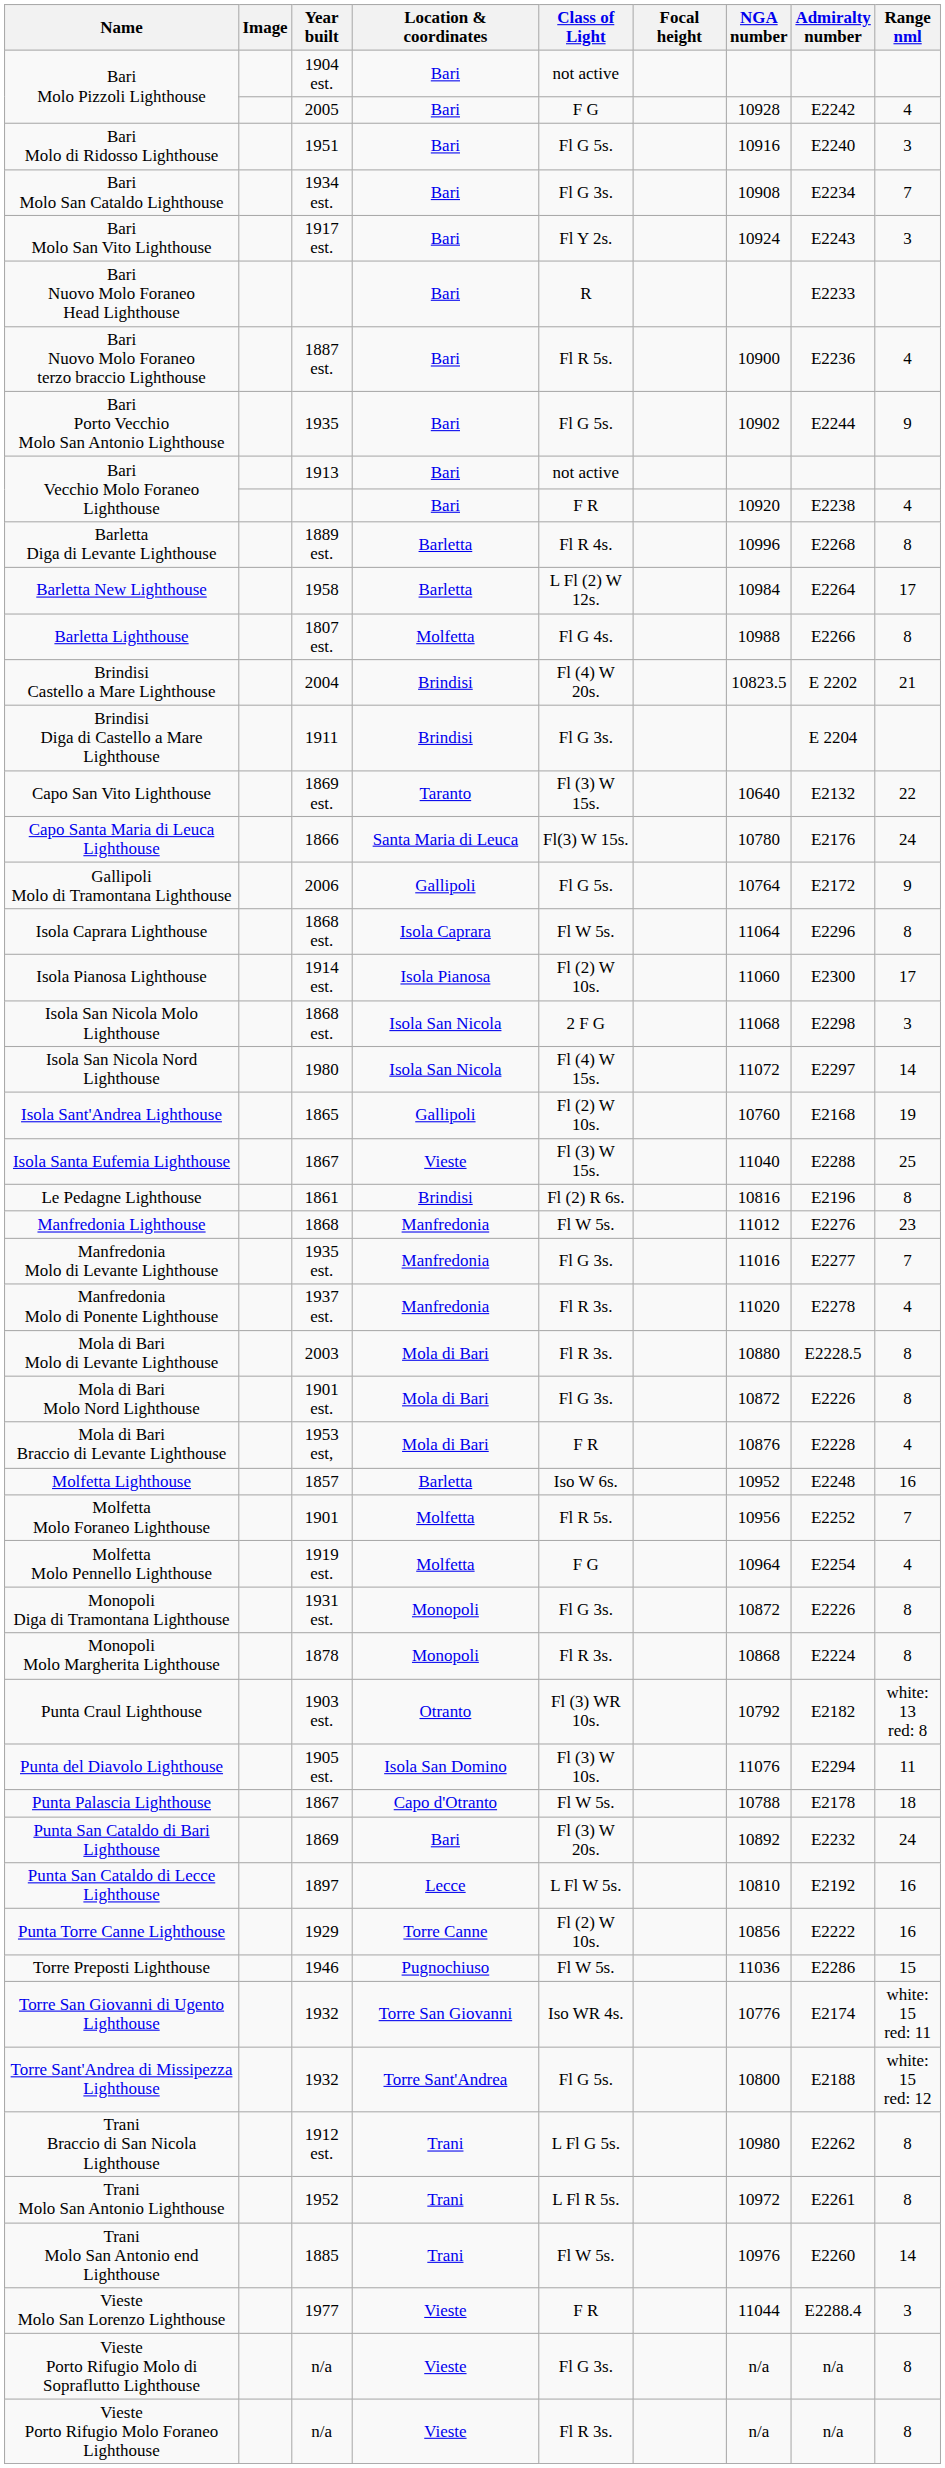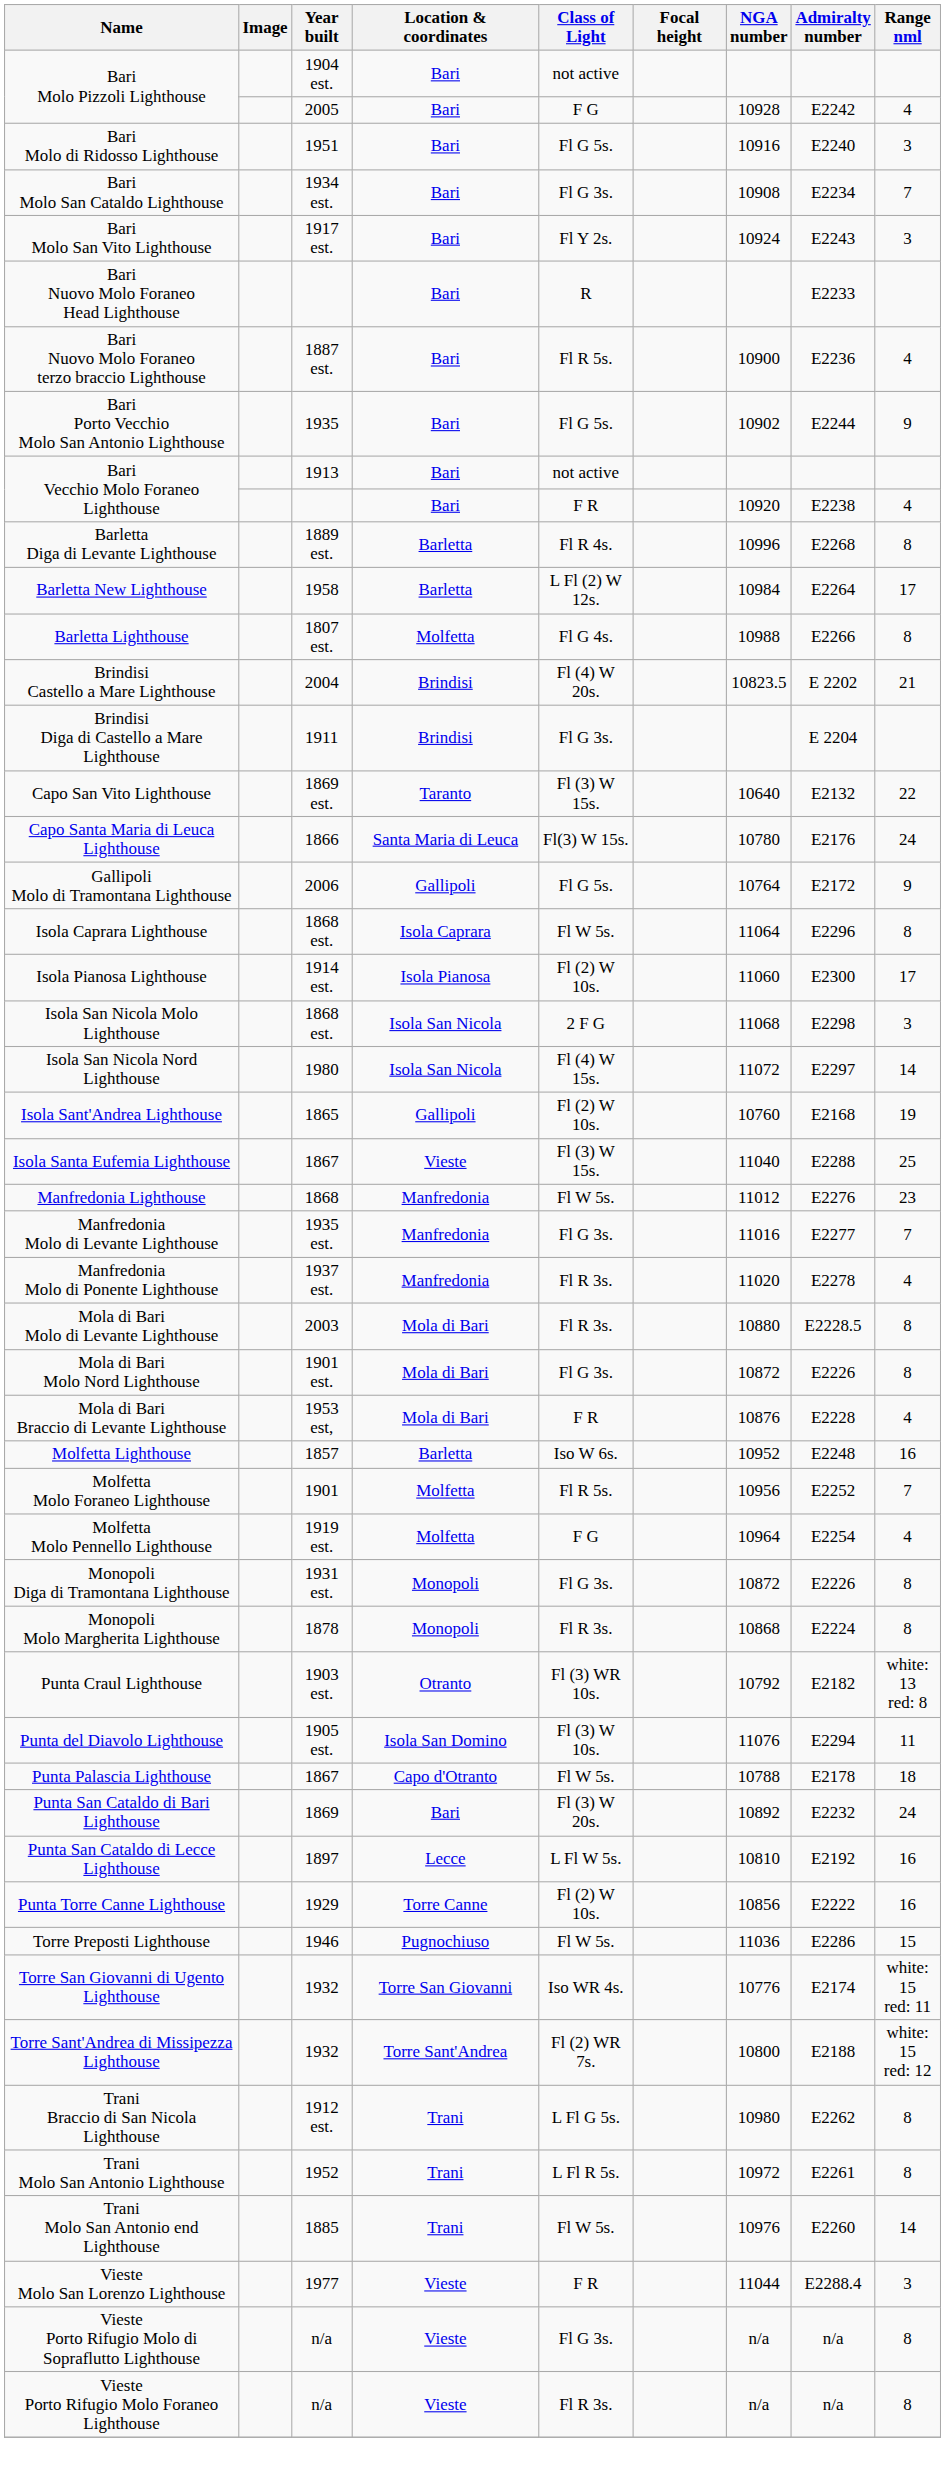- row: (122, 1197)
(586, 2079) Fl G 5s. -> (586, 2052) Fl (2) WR 7s.
